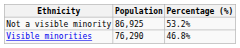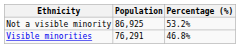(129, 37) 76,290 -> (129, 37) 76,291
